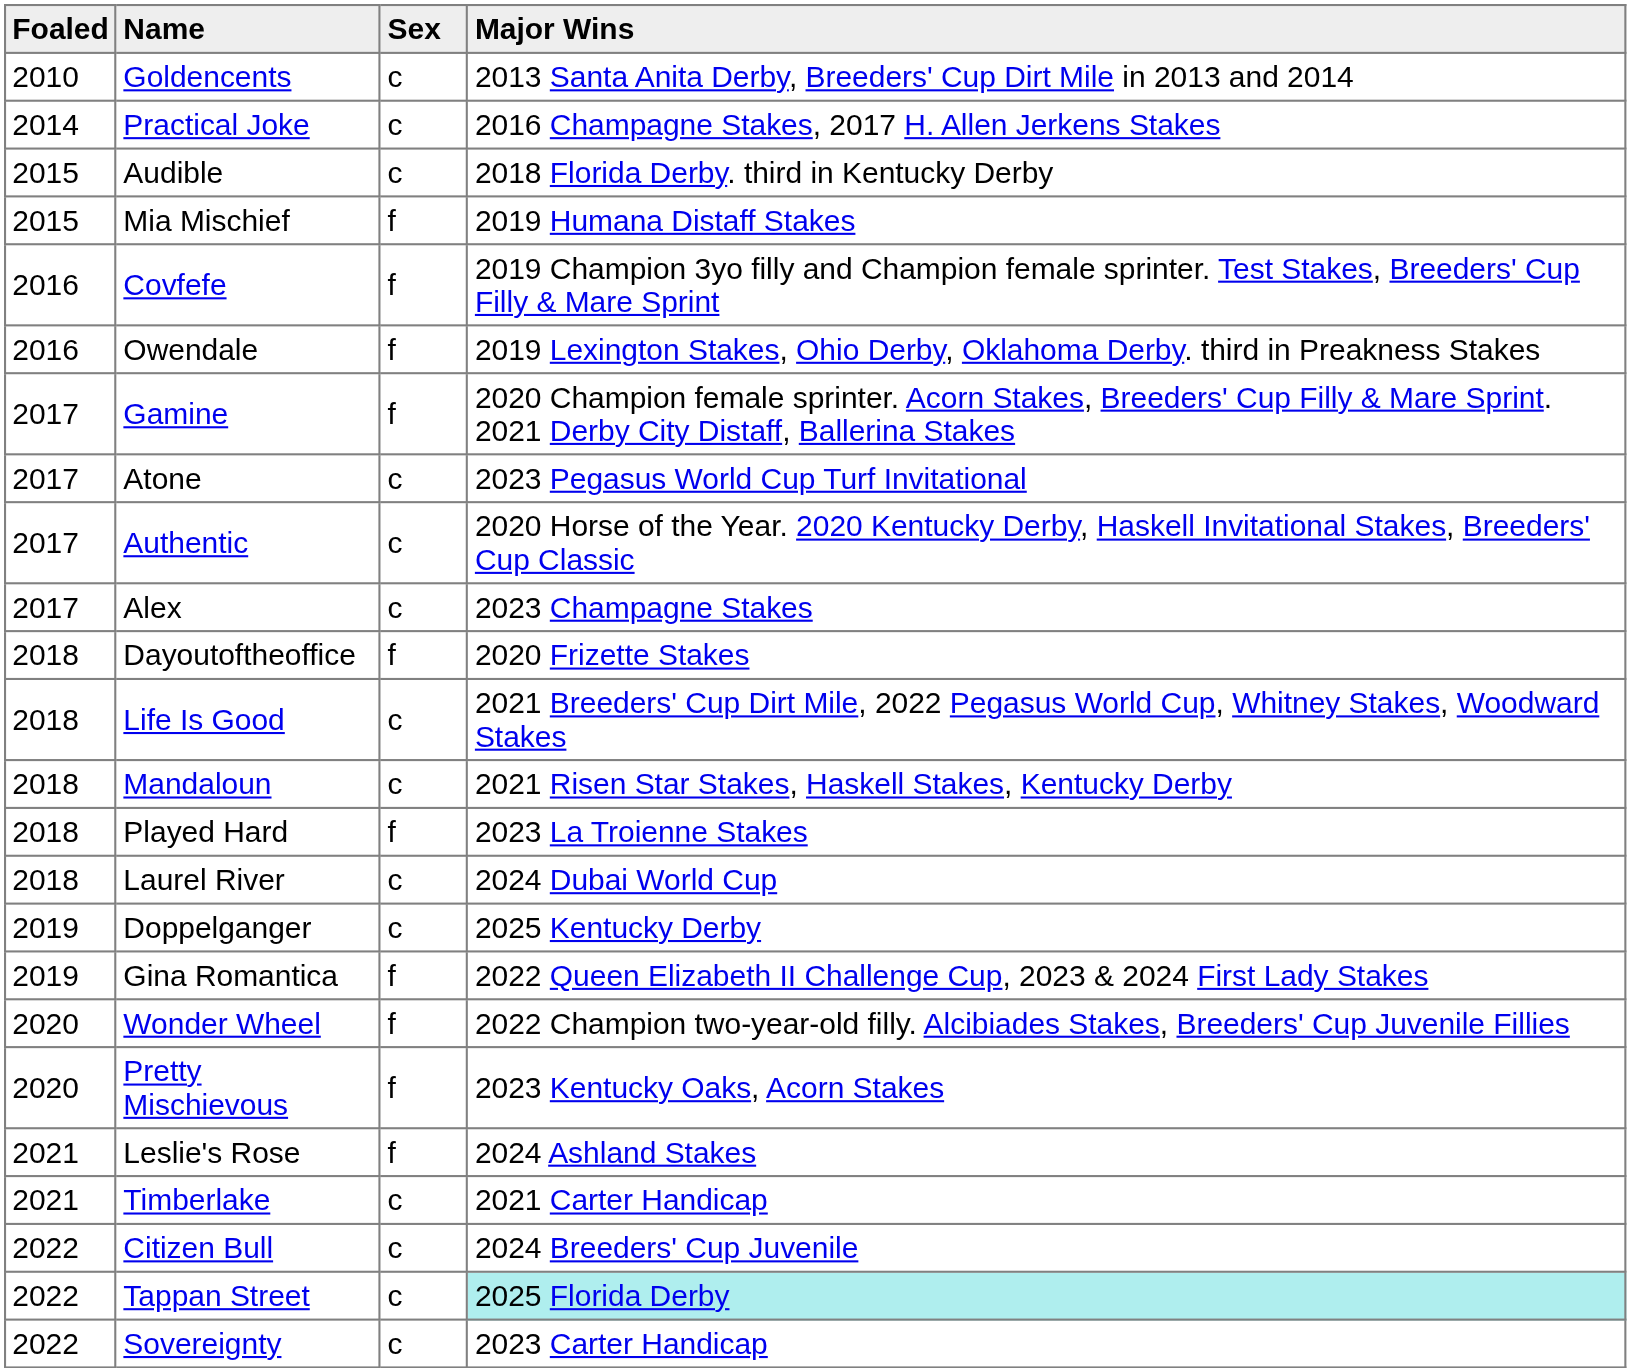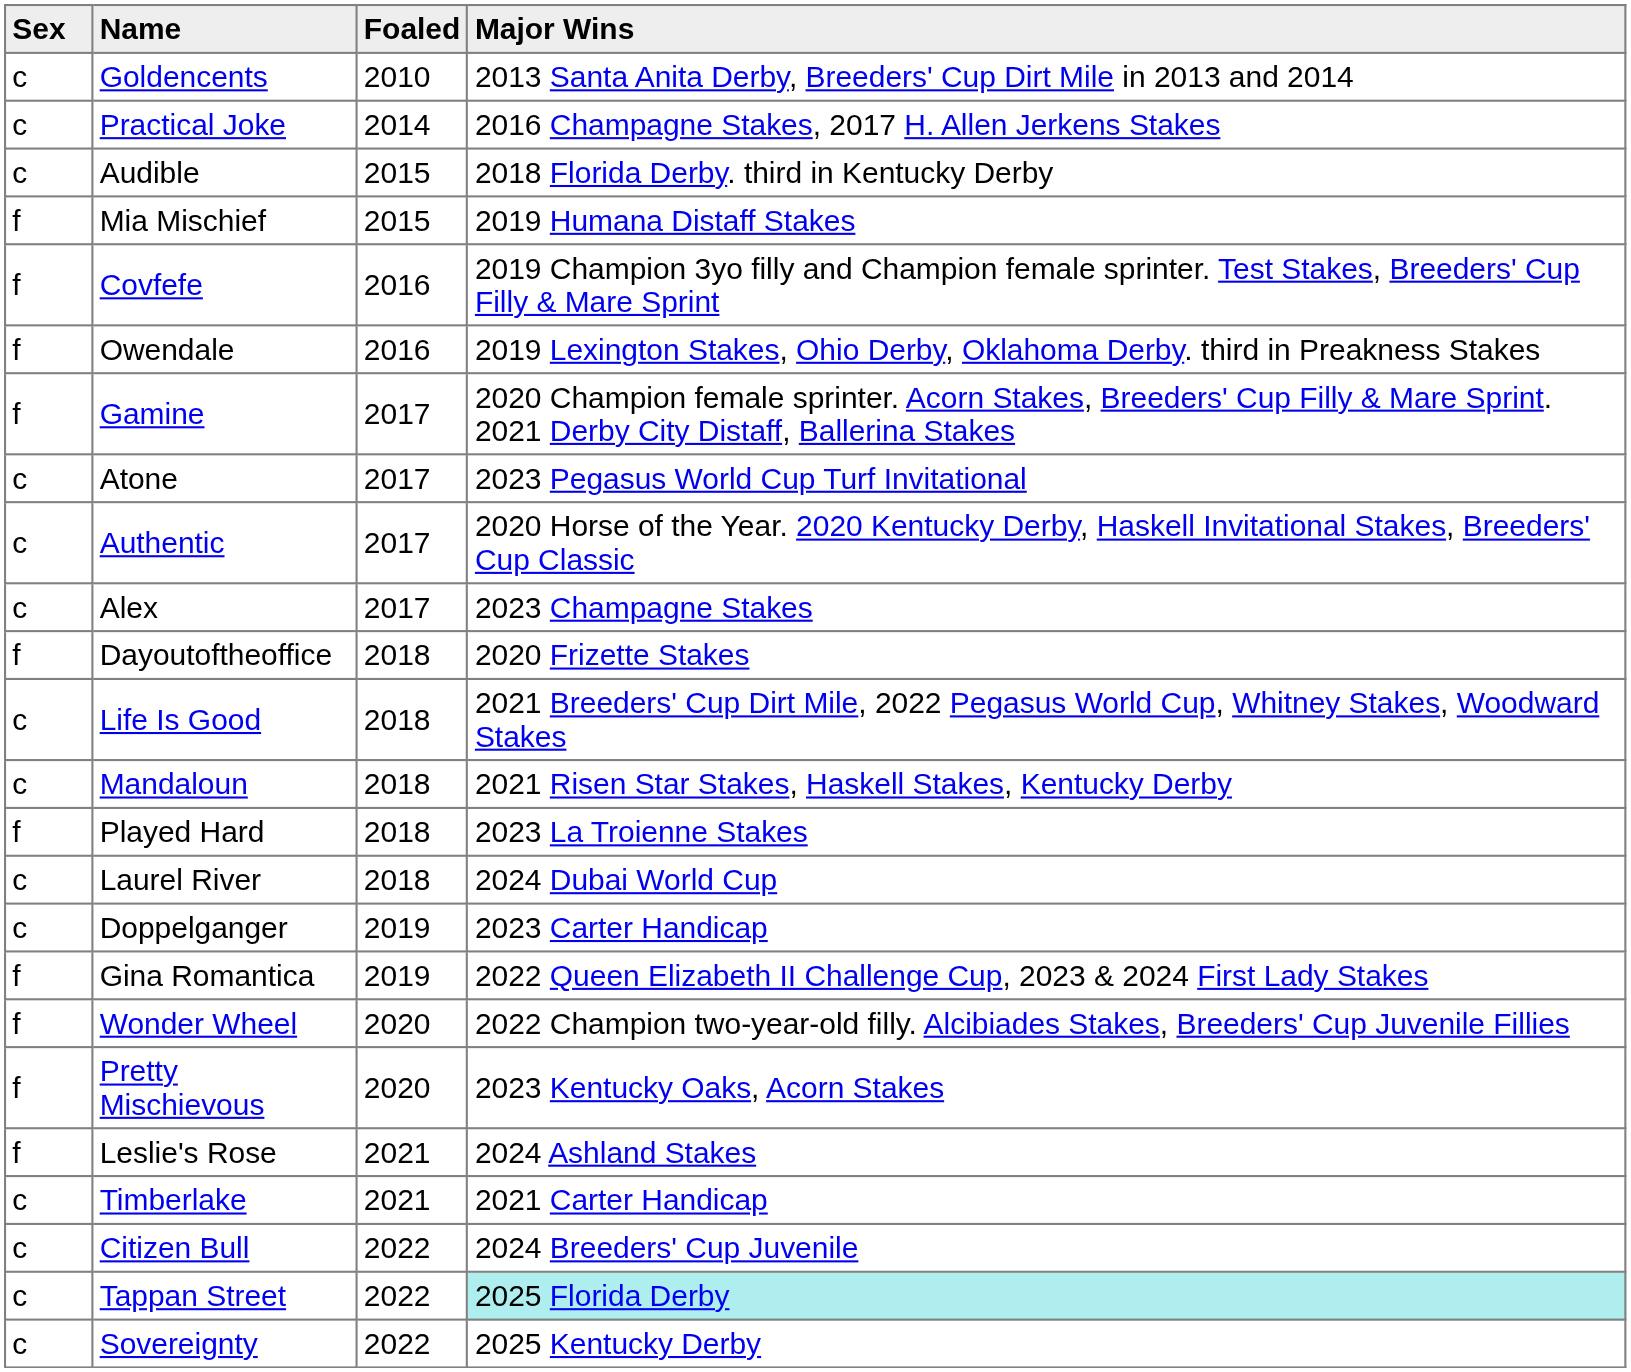columns swapped: (61, 29) <-> (414, 29)
(618, 928) 2025 Kentucky Derby -> (621, 928) 2023 Carter Handicap
(621, 1344) 2023 Carter Handicap -> (618, 1344) 2025 Kentucky Derby
